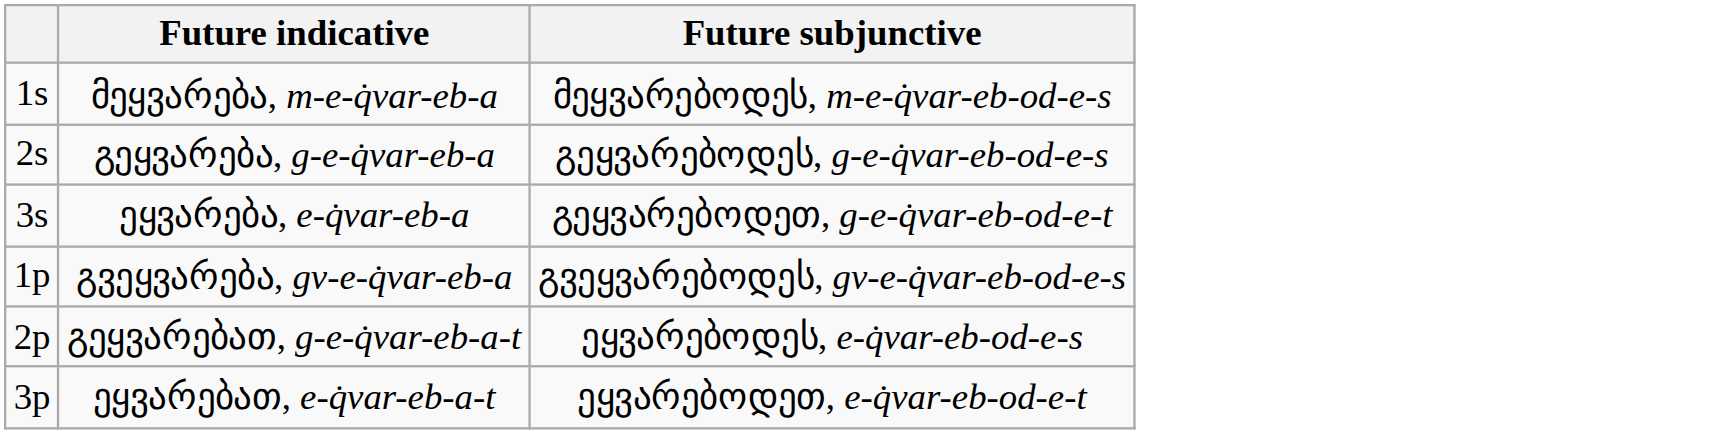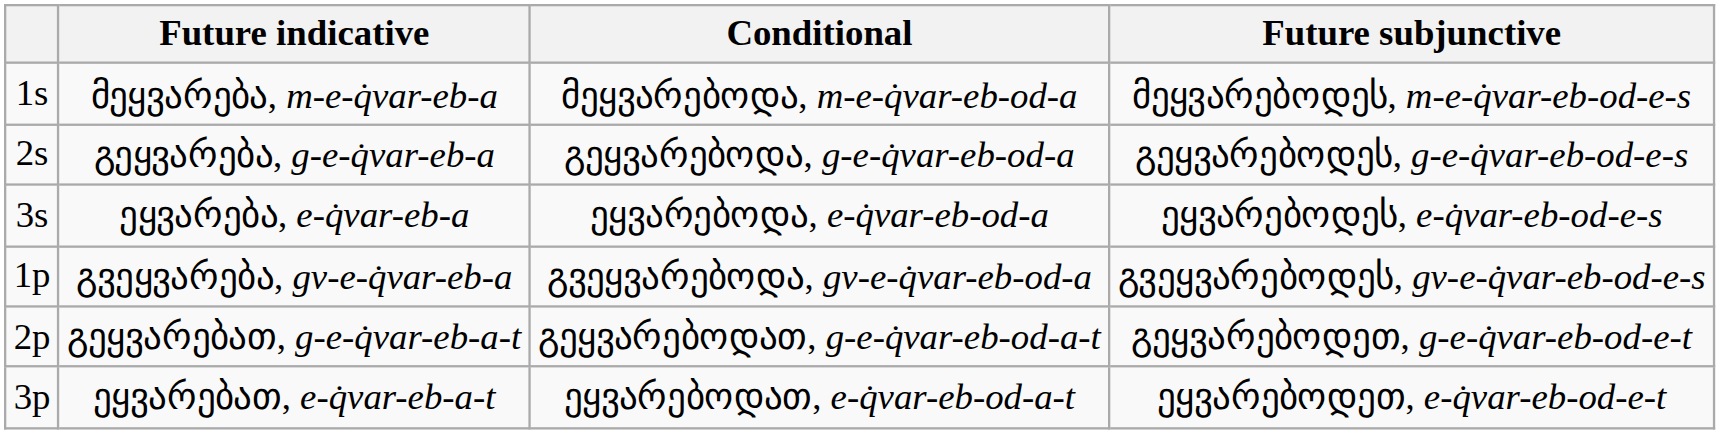+ column: (819, 33)
(832, 215) გეყვარებოდეთ, g-e-q̇var-eb-od-e-t -> (1412, 215) ეყვარებოდეს, e-q̇var-eb-od-e-s
(832, 336) ეყვარებოდეს, e-q̇var-eb-od-e-s -> (1412, 336) გეყვარებოდეთ, g-e-q̇var-eb-od-e-t
